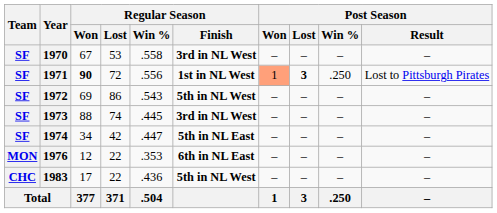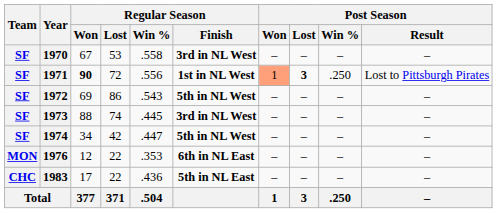(216, 136) 5th in NL East -> (216, 136) 5th in NL West
(216, 177) 5th in NL West -> (216, 177) 5th in NL East
